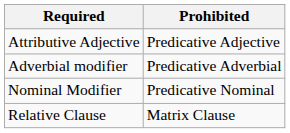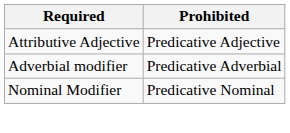- row: (57, 115)
